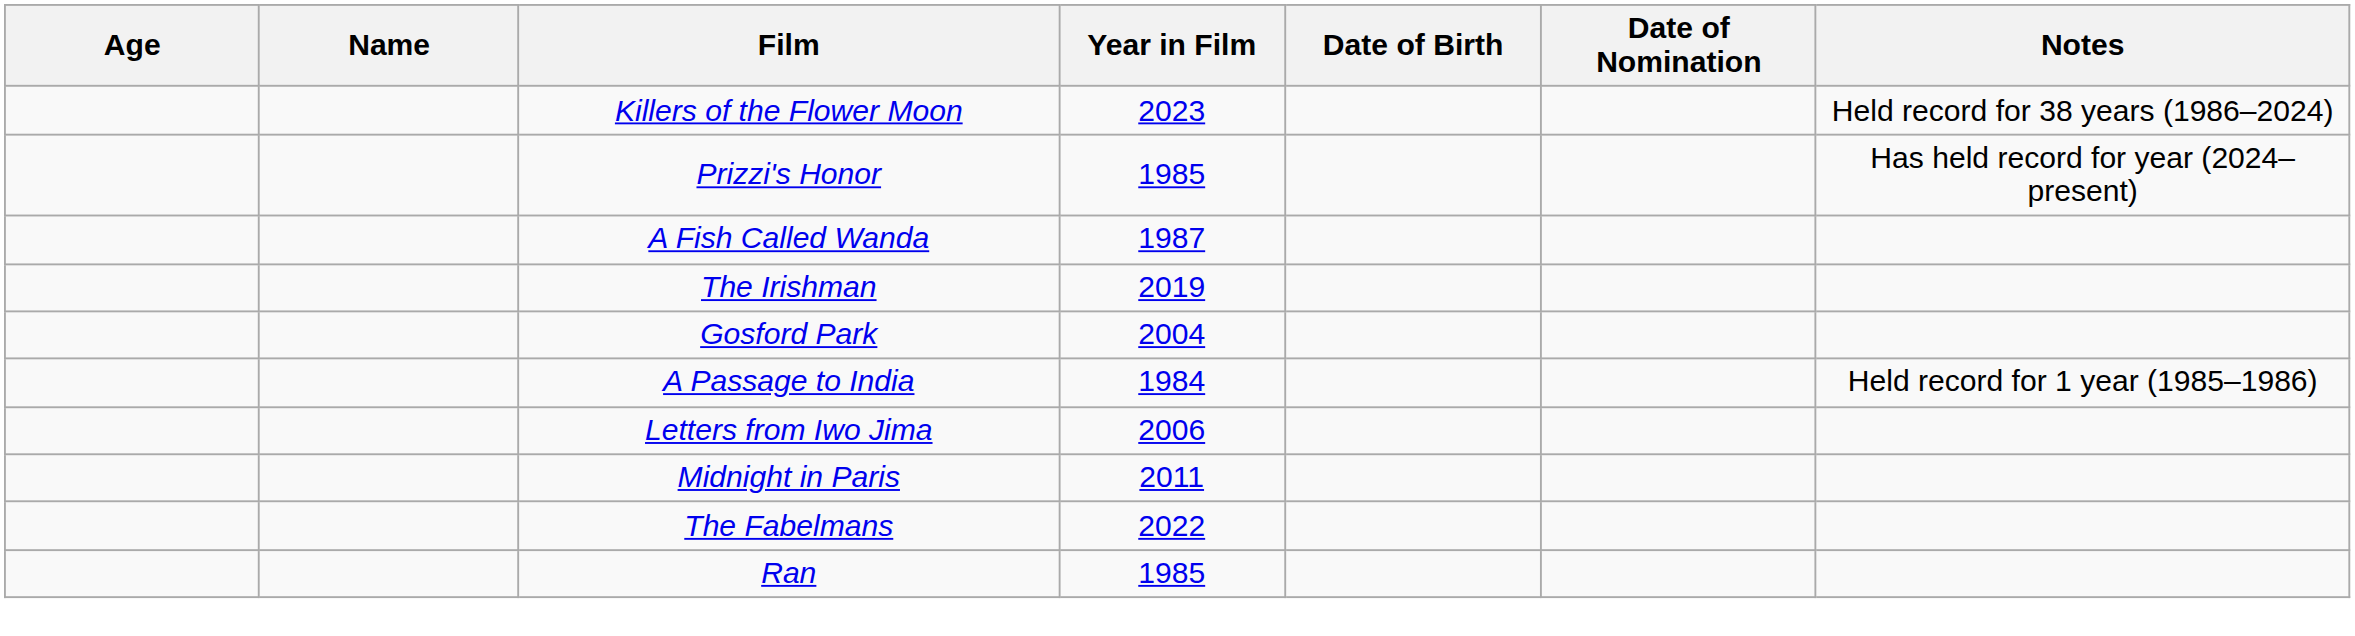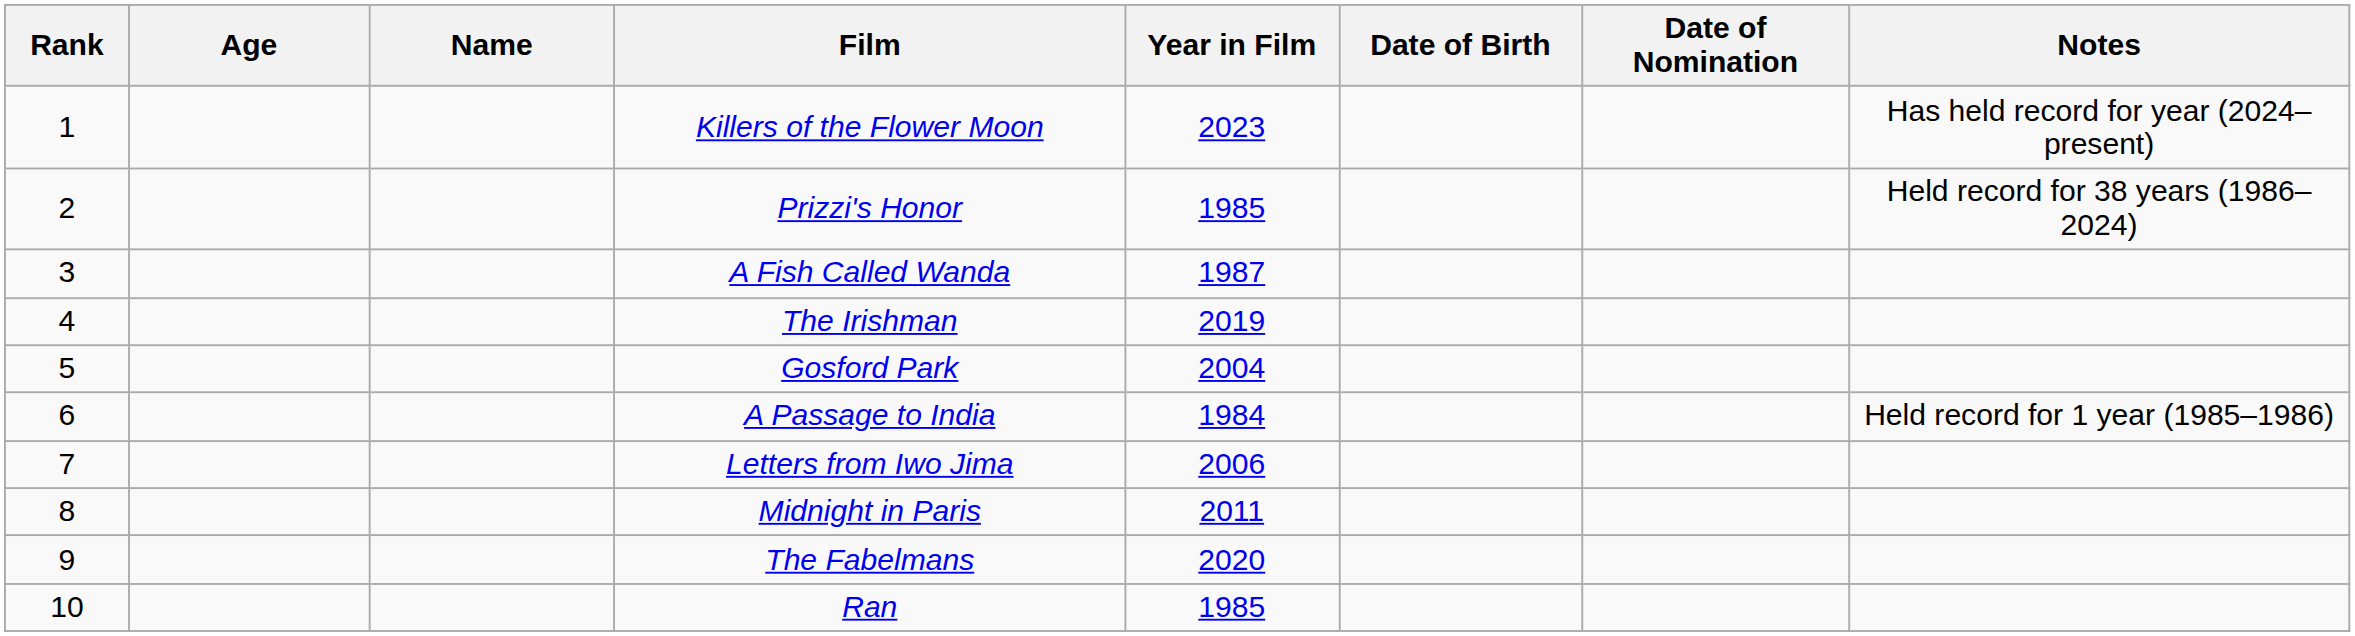+ column: (67, 45)
(2083, 109) Held record for 38 years (1986–2024) -> (2099, 126) Has held record for year (2024–present)
(2083, 174) Has held record for year (2024–present) -> (2099, 208) Held record for 38 years (1986–2024)
(1172, 525) 2022 -> (1232, 559) 2020
